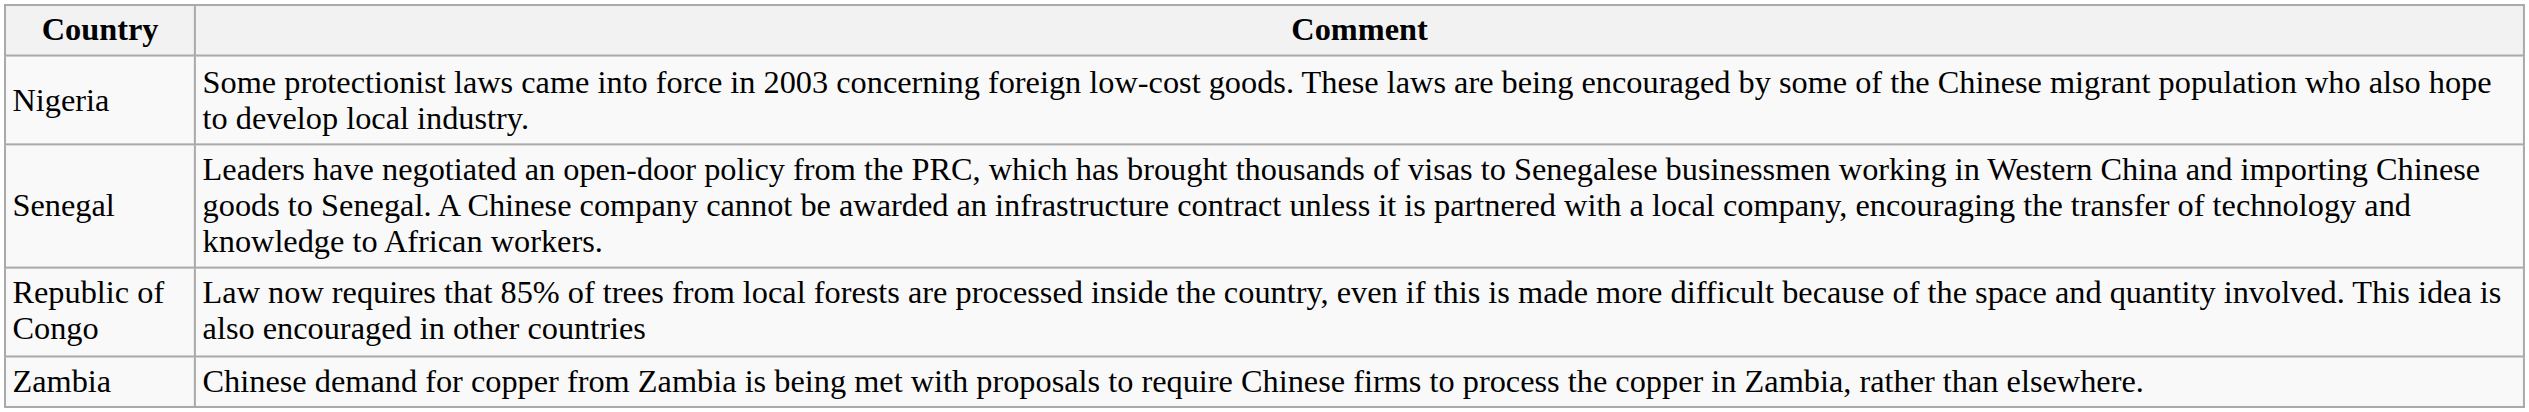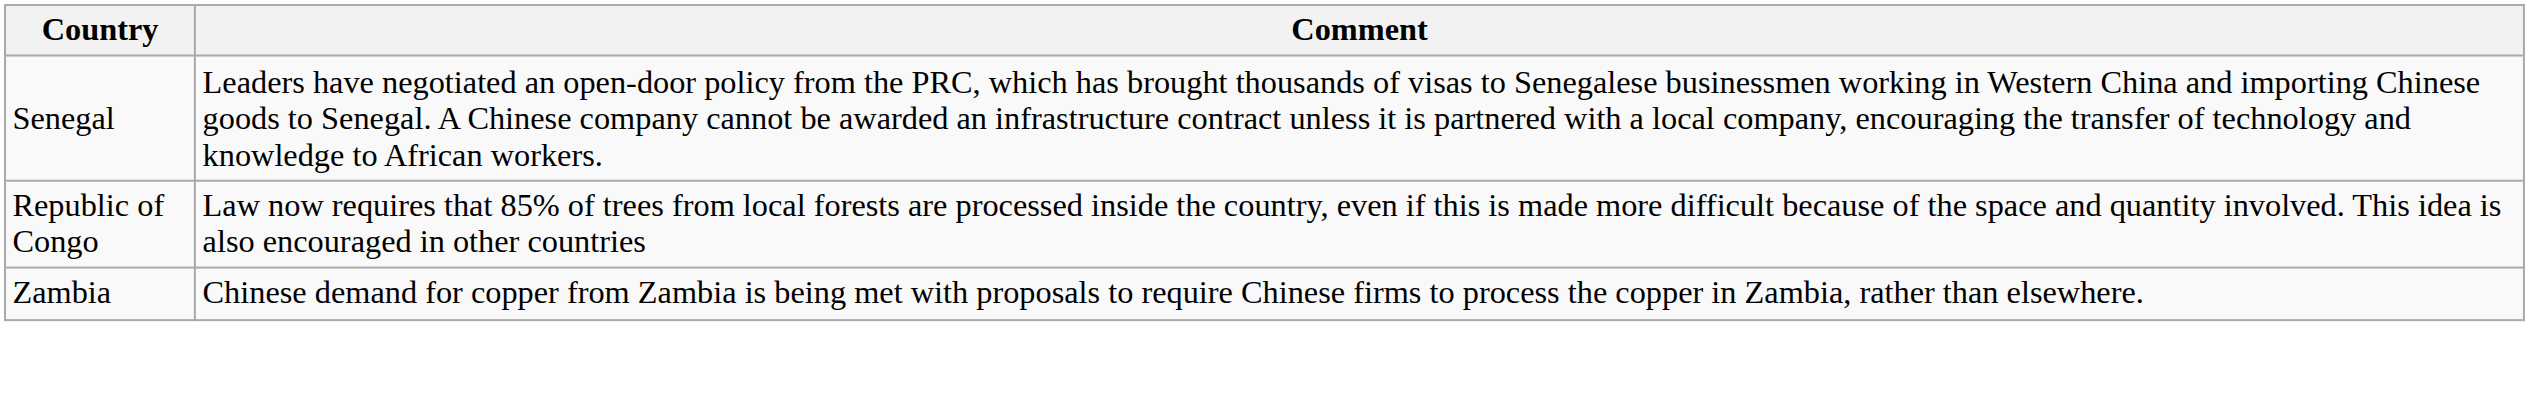- row: (61, 99)
